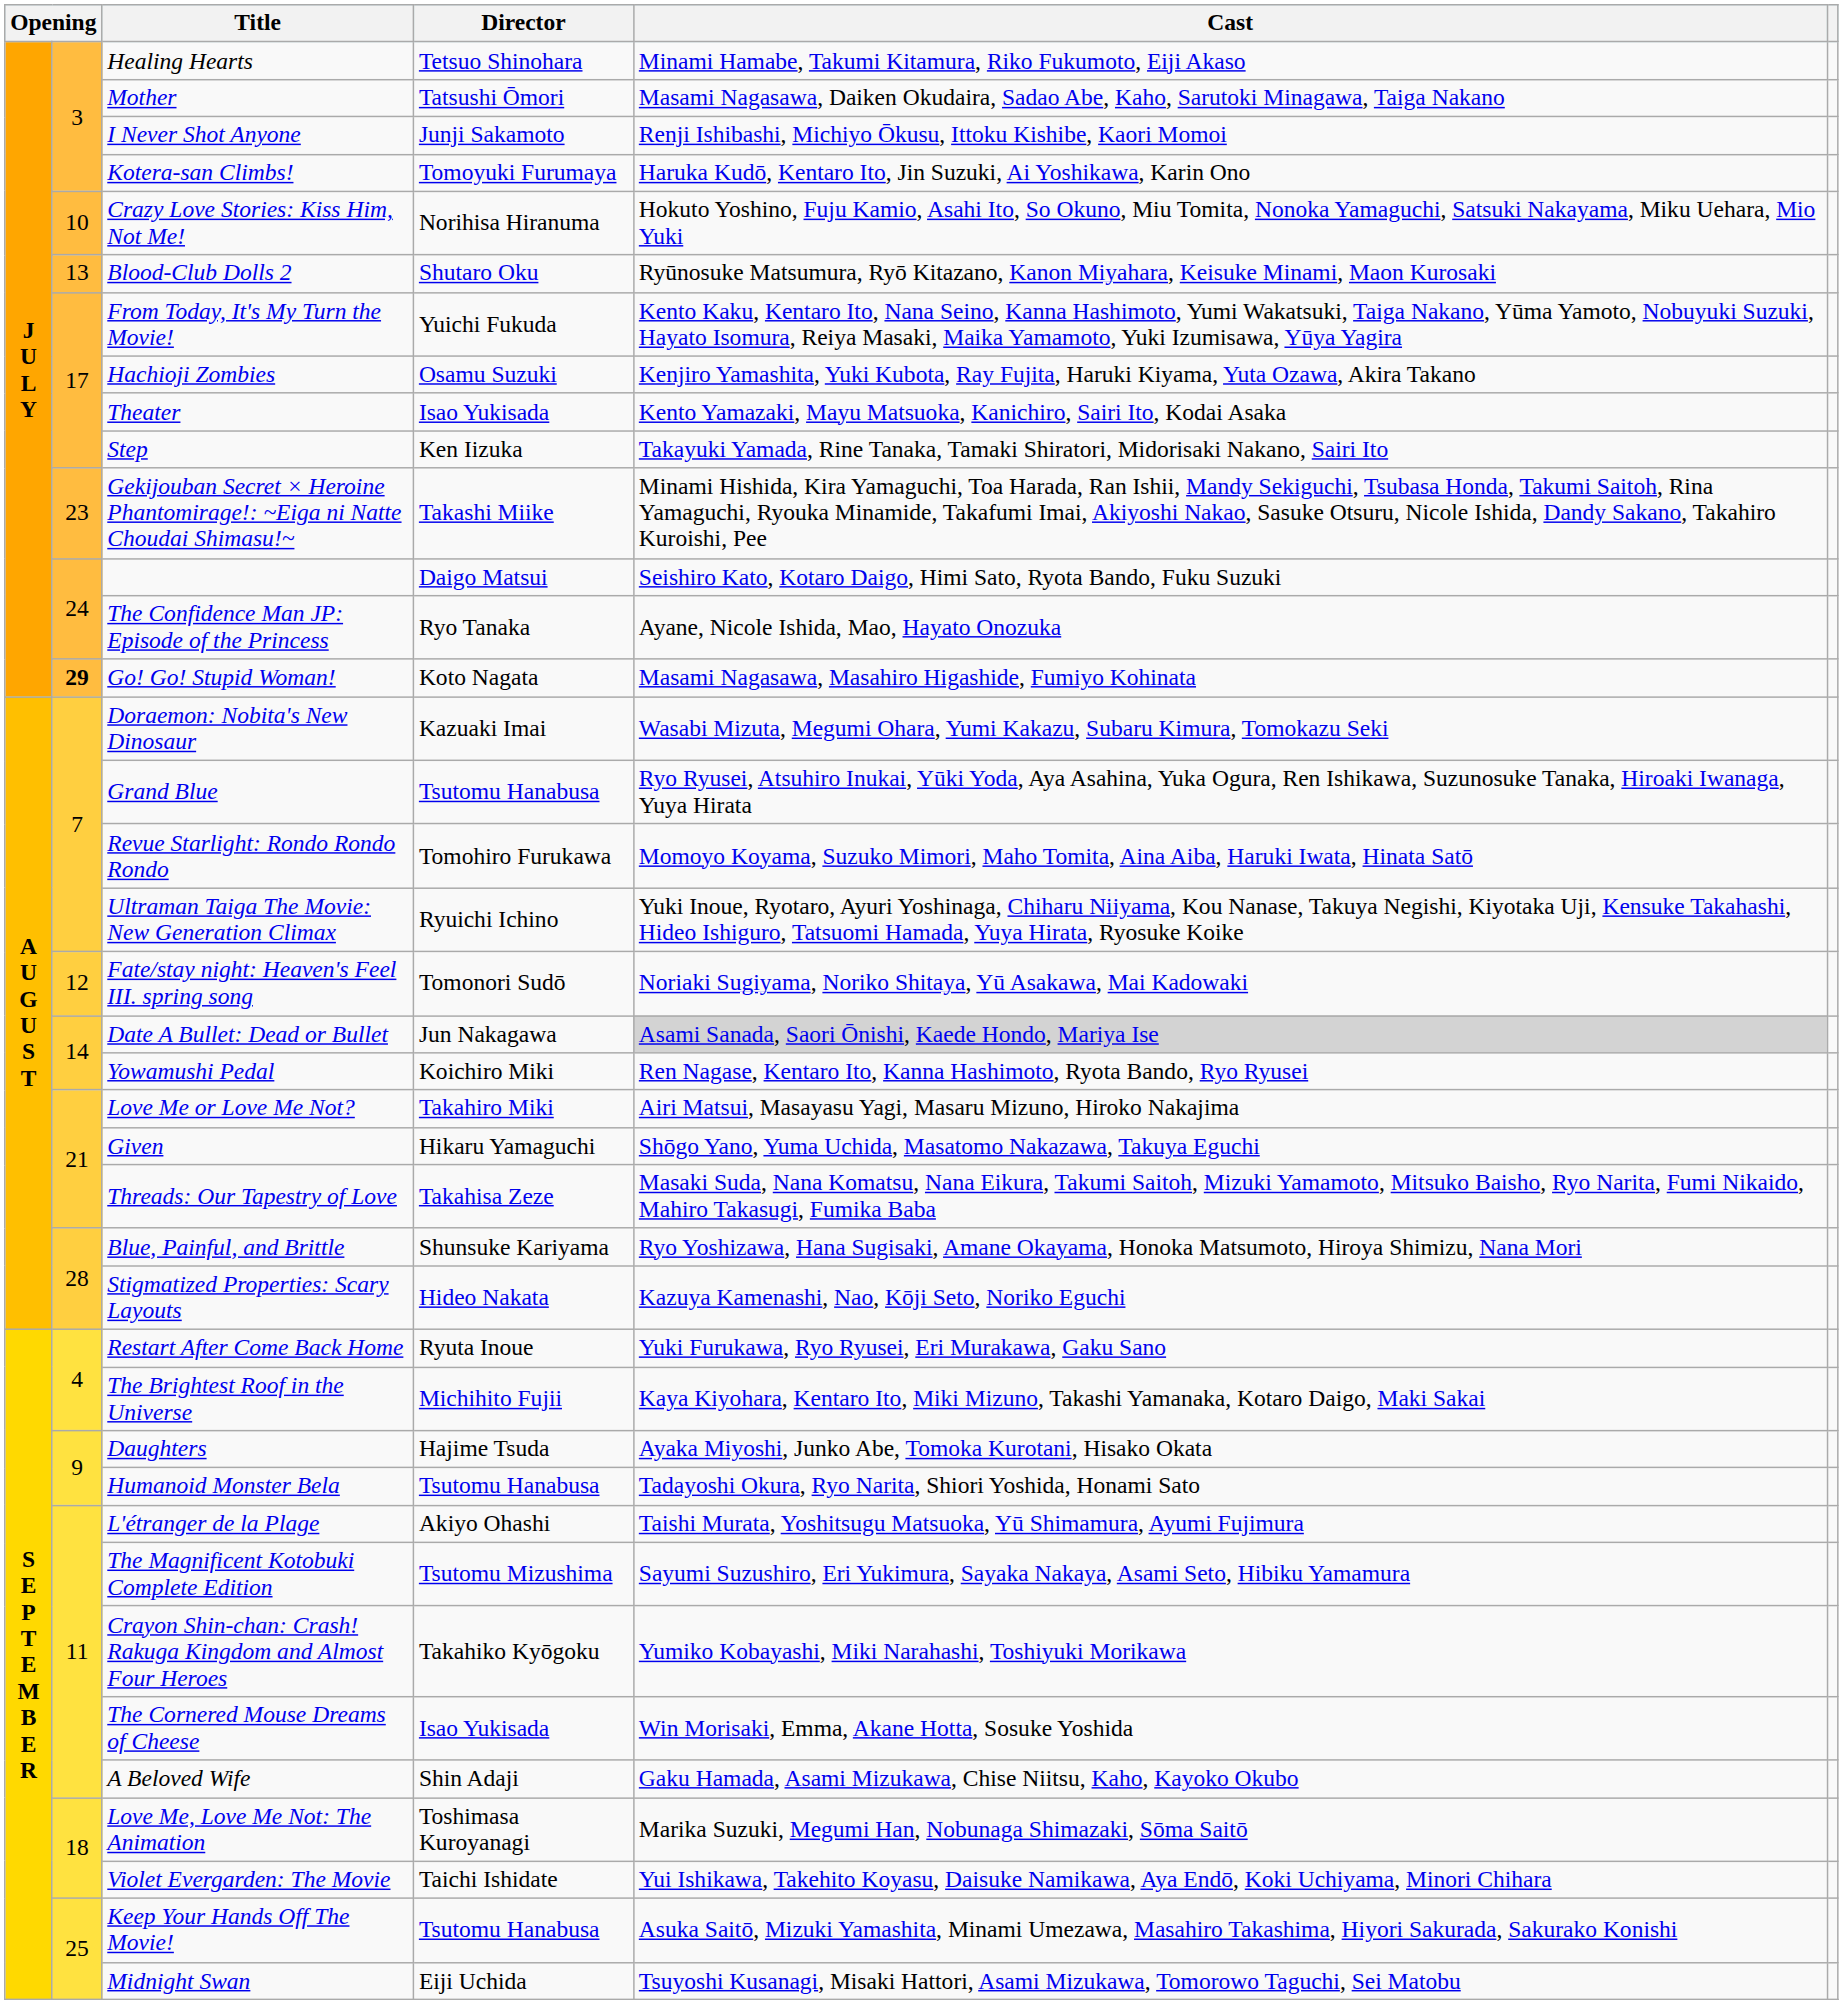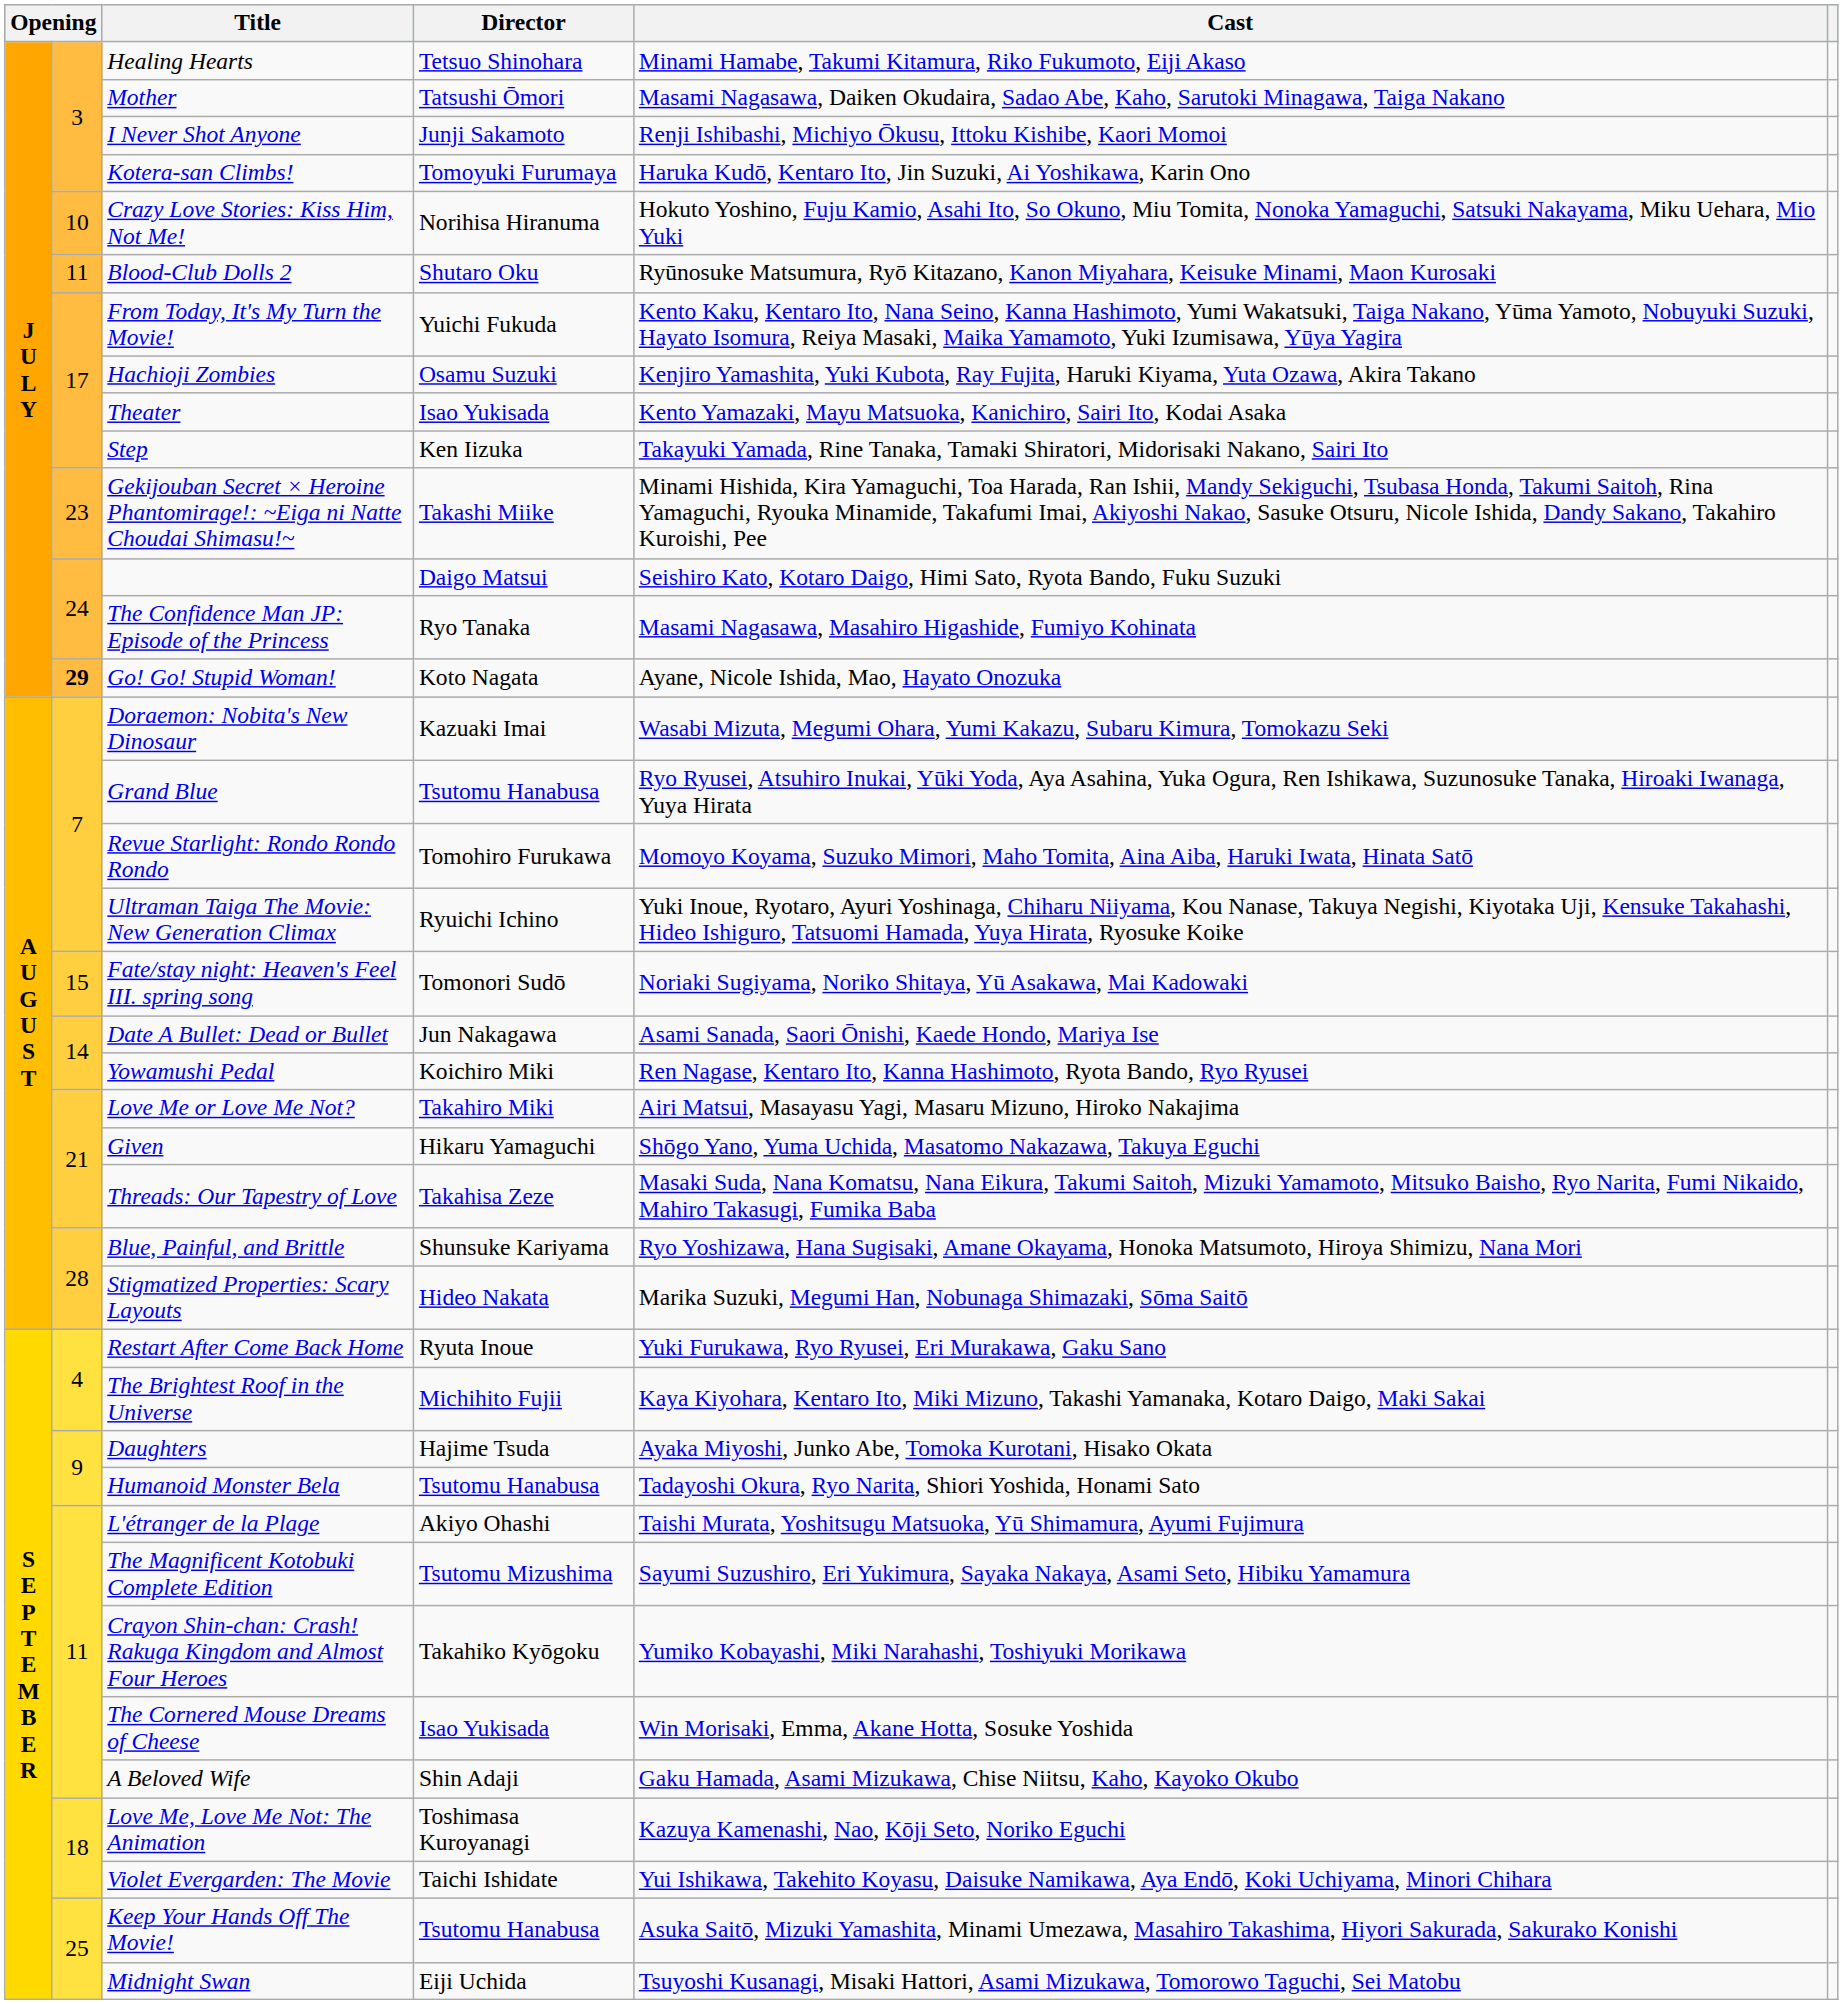(77, 273) 13 -> (77, 273) 11
(850, 627) Ayane, Nicole Ishida, Mao, Hayato Onozuka -> (917, 627) Masami Nagasawa, Masahiro Higashide, Fumiyo Kohinata
(917, 677) Masami Nagasawa, Masahiro Higashide, Fumiyo Kohinata -> (850, 677) Ayane, Nicole Ishida, Mao, Hayato Onozuka
(77, 983) 12 -> (77, 983) 15
(899, 1033) lightgrey background -> (899, 1033) no background
(882, 1297) Kazuya Kamenashi, Nao, Kōji Seto, Noriko Eguchi -> (943, 1297) Marika Suzuki, Megumi Han, Nobunaga Shimazaki, Sōma Saitō
(943, 1829) Marika Suzuki, Megumi Han, Nobunaga Shimazaki, Sōma Saitō -> (882, 1829) Kazuya Kamenashi, Nao, Kōji Seto, Noriko Eguchi
